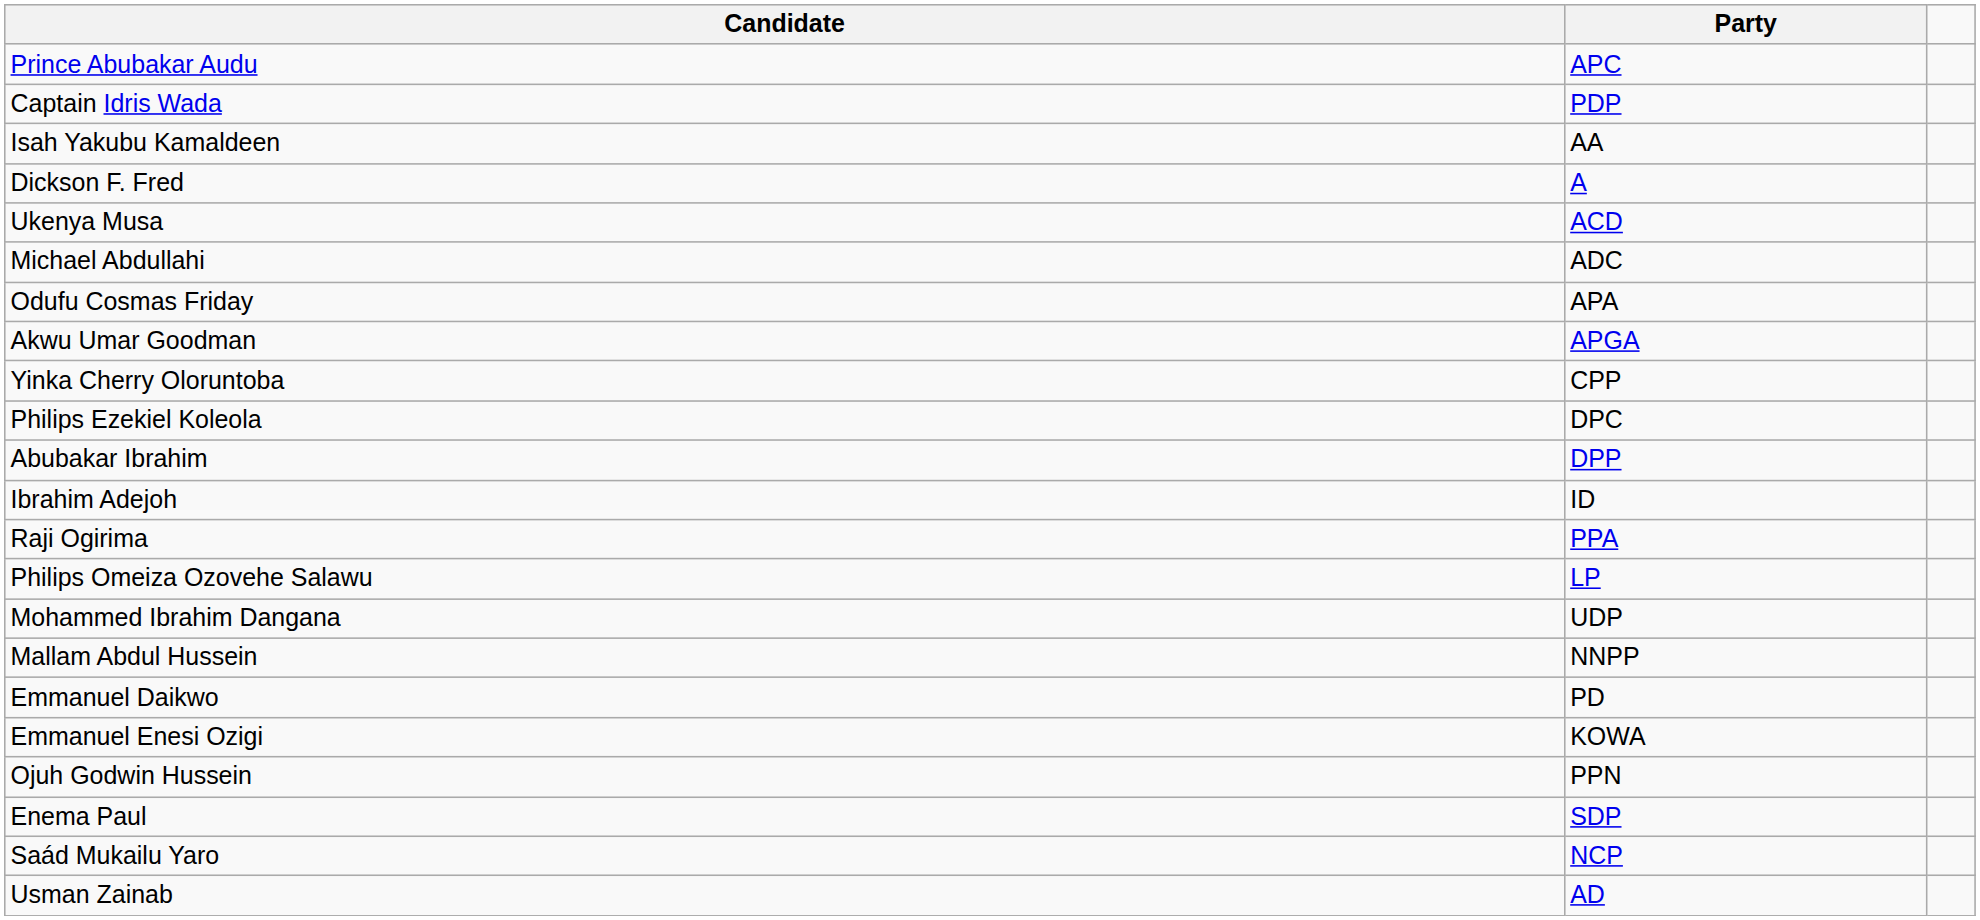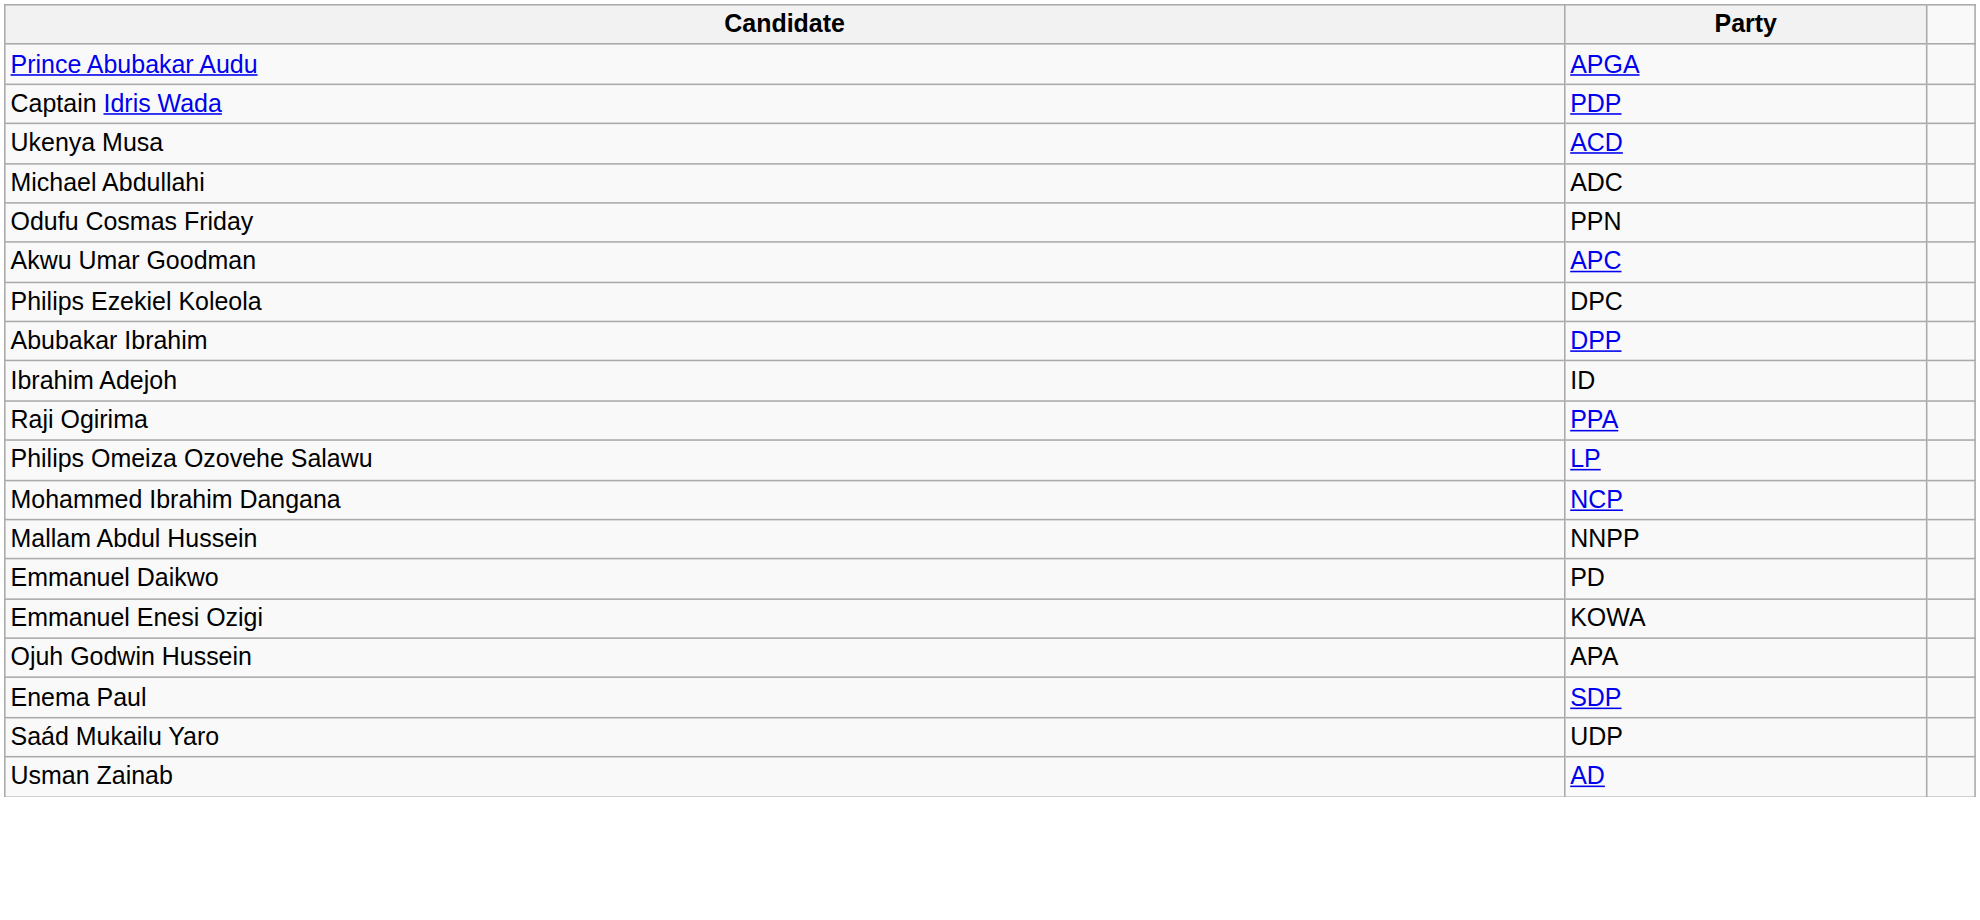(1596, 63) APC -> (1605, 63) APGA
- row: (145, 143)
- row: (97, 182)
(1594, 301) APA -> (1596, 222) PPN
(1605, 340) APGA -> (1596, 261) APC
- row: (147, 380)
(1597, 618) UDP -> (1597, 499) NCP
(1596, 776) PPN -> (1594, 657) APA
(1597, 855) NCP -> (1597, 736) UDP
